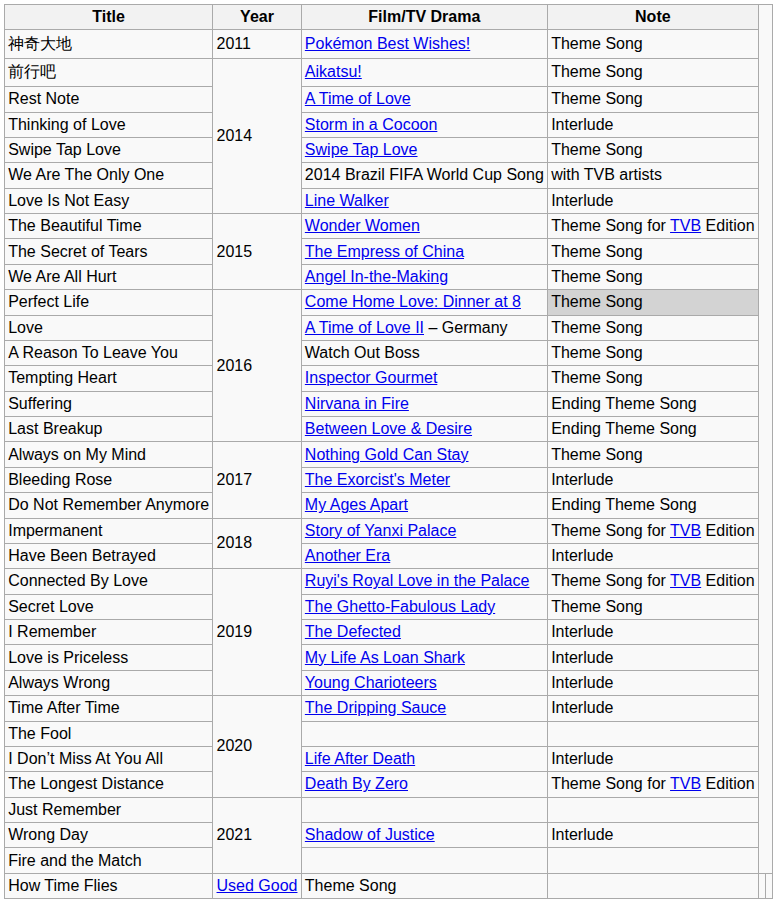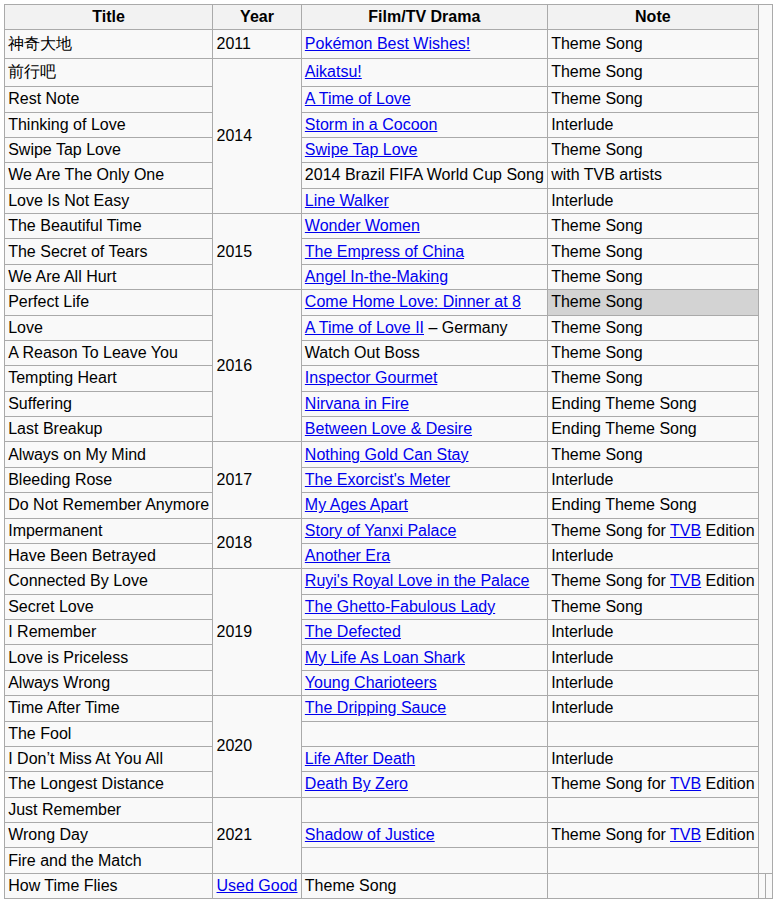(653, 226) Theme Song for TVB Edition -> (597, 226) Theme Song
(582, 835) Interlude -> (653, 835) Theme Song for TVB Edition
